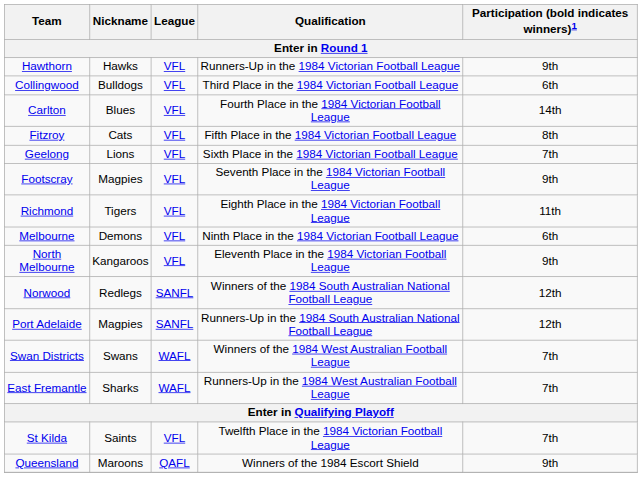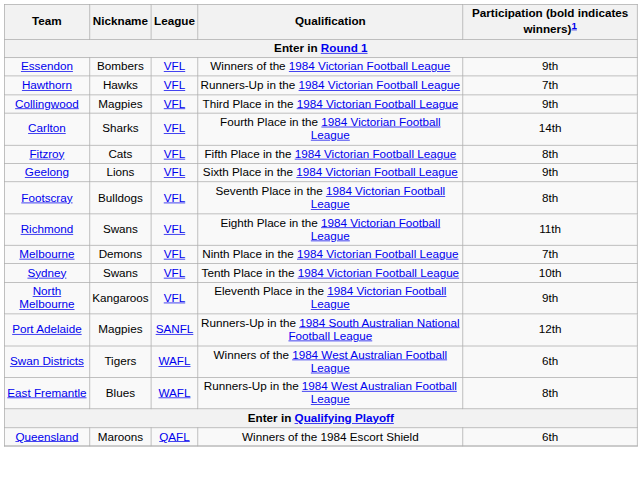+ row: (47, 67)
(550, 67) 9th -> (550, 85) 7th
(120, 85) Bulldogs -> (120, 104) Magpies
(550, 85) 6th -> (550, 104) 9th
(120, 110) Blues -> (120, 129) Sharks
(550, 154) 7th -> (550, 172) 9th
(120, 179) Magpies -> (120, 197) Bulldogs
(550, 179) 9th -> (550, 197) 8th
(120, 211) Tigers -> (120, 229) Swans
(550, 236) 6th -> (550, 254) 7th
+ row: (47, 273)
- row: (47, 292)
(120, 356) Swans -> (120, 361) Tigers
(550, 356) 7th -> (550, 361) 6th
(120, 387) Sharks -> (120, 393) Blues
(550, 387) 7th -> (550, 393) 8th
- row: (47, 438)
(550, 463) 9th -> (550, 436) 6th
